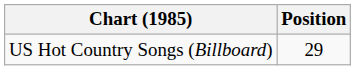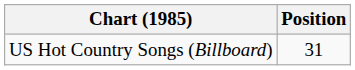(314, 49) 29 -> (314, 49) 31
